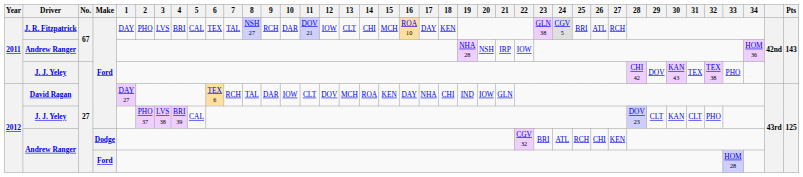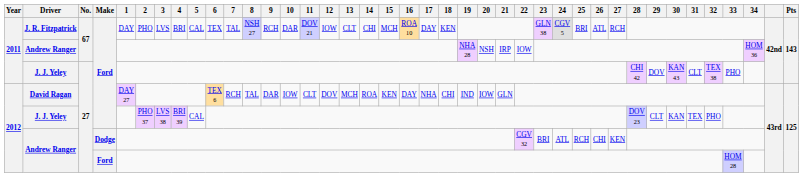(695, 72) TEX -> (695, 72) CLT
(695, 117) CLT -> (695, 117) TEX
